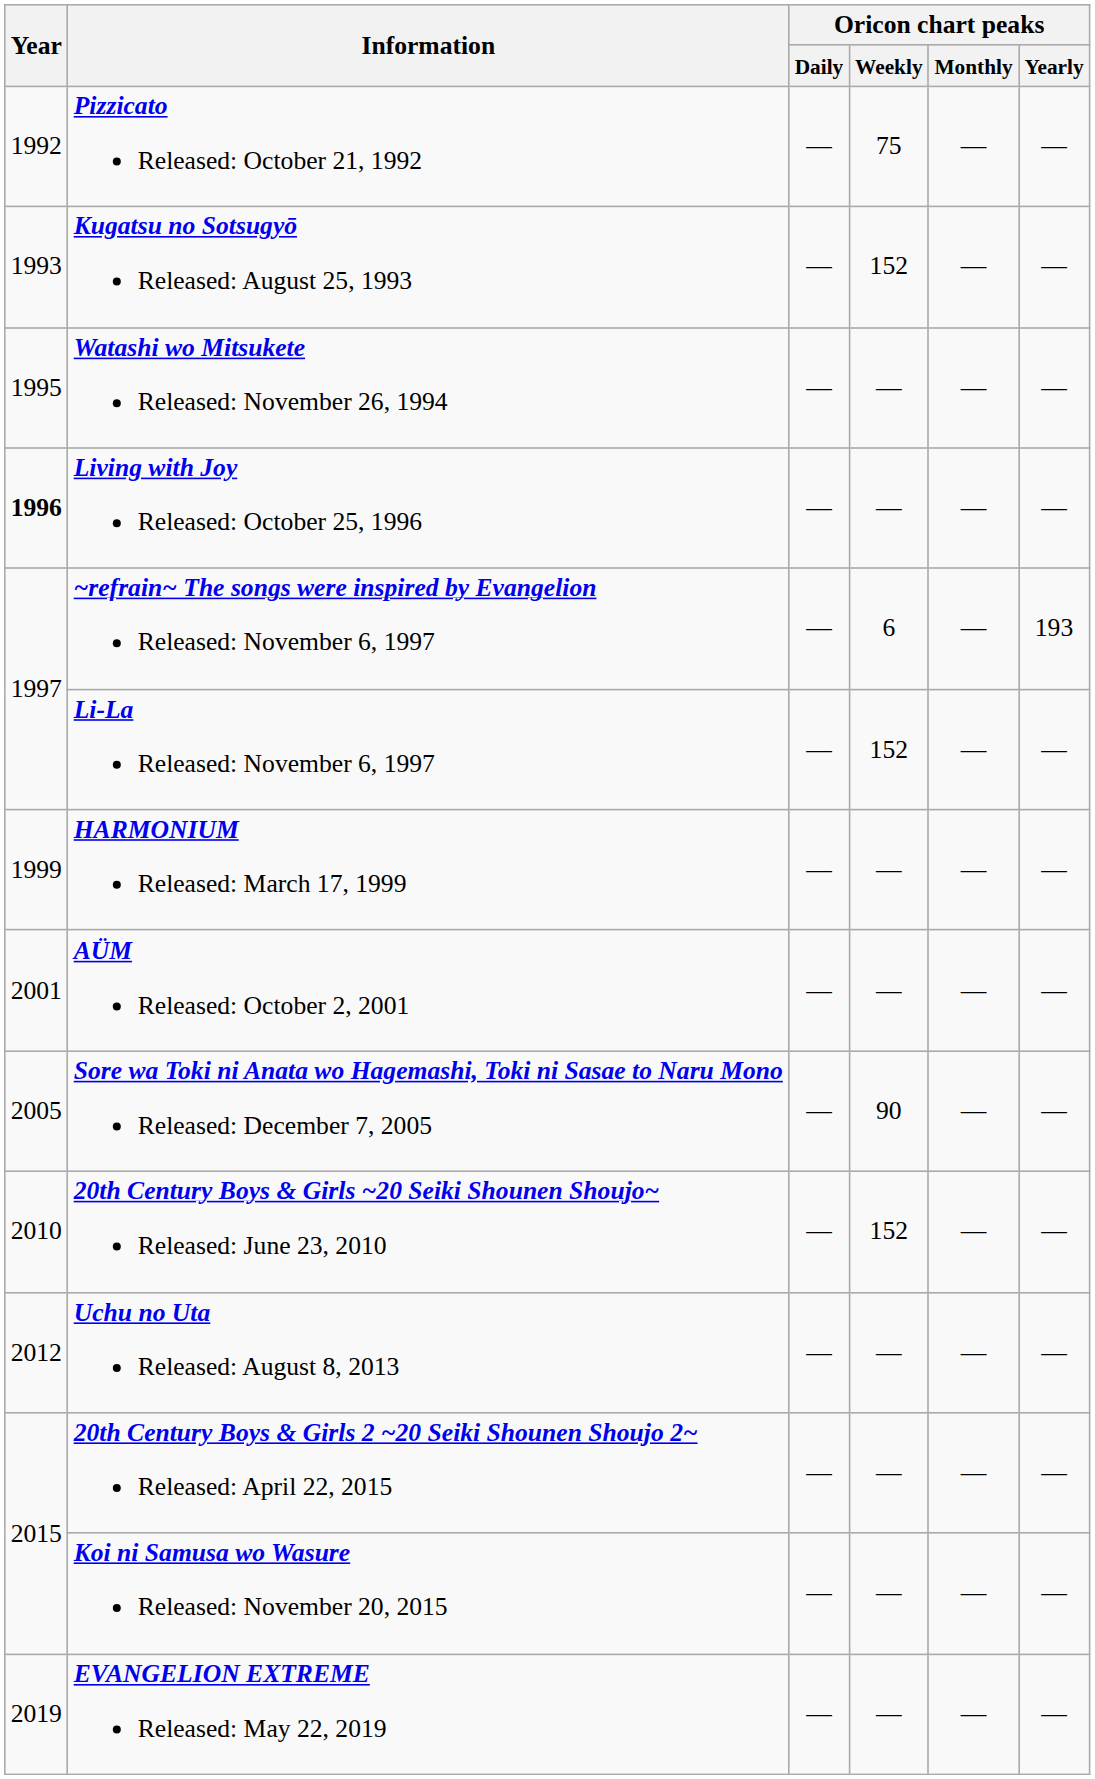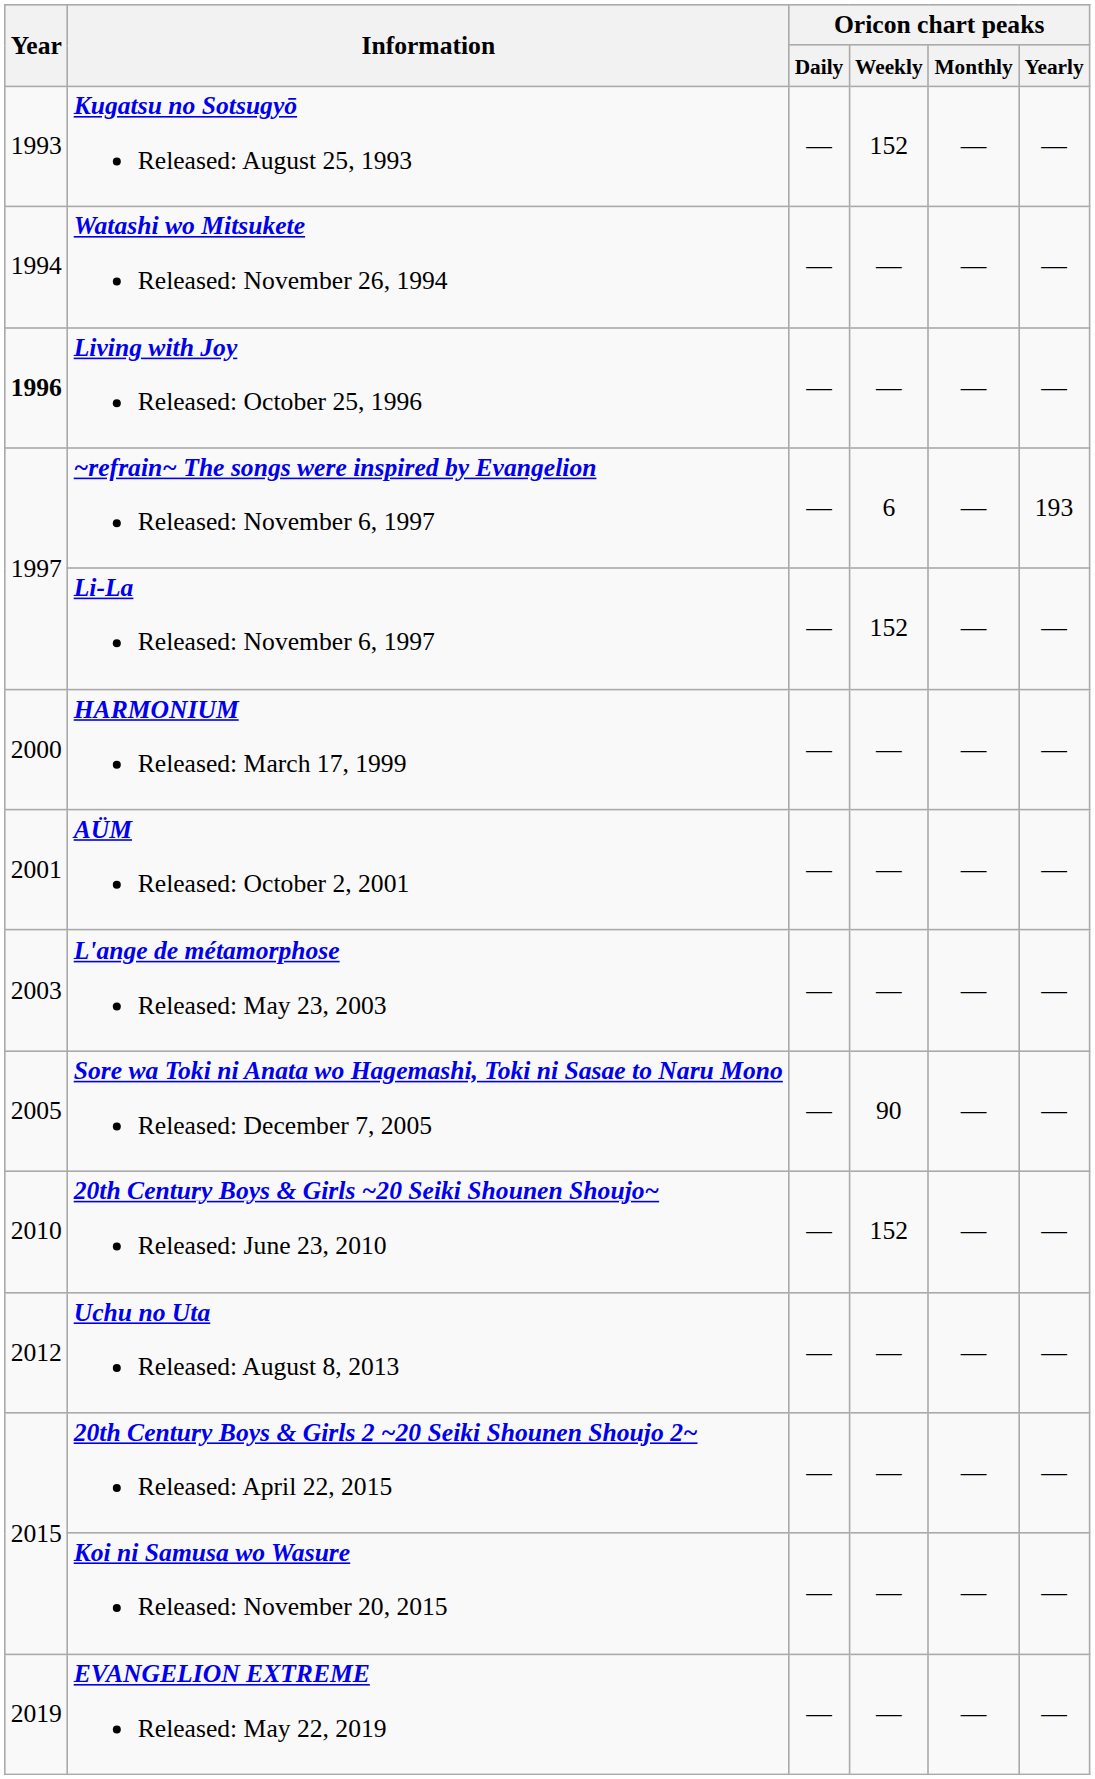- row: (428, 134)
(36, 387) 1995 -> (36, 266) 1994
(36, 869) 1999 -> (36, 749) 2000
+ row: (428, 978)
